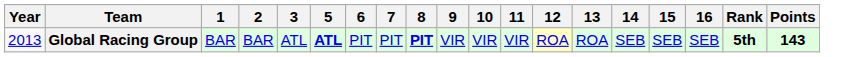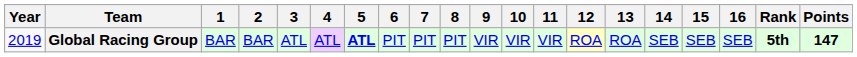+ column: (327, 16)
(25, 40) 2013 -> (25, 40) 2019
(422, 40) bold -> (455, 40) normal
(793, 40) 143 -> (826, 40) 147
